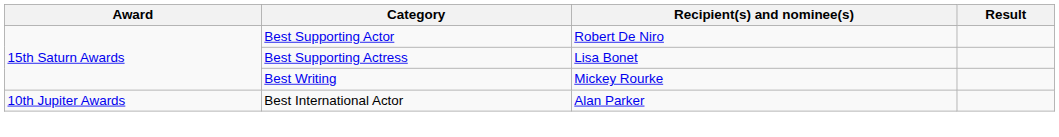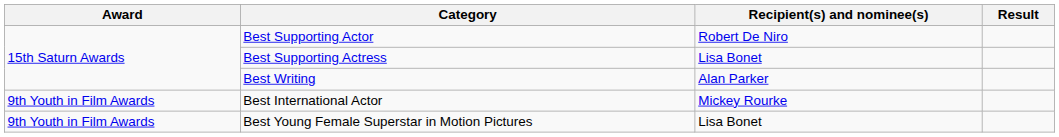(619, 79) Mickey Rourke -> (733, 79) Alan Parker
(66, 100) 10th Jupiter Awards -> (81, 100) 9th Youth in Film Awards
(609, 100) Alan Parker -> (743, 100) Mickey Rourke
+ row: (388, 121)
